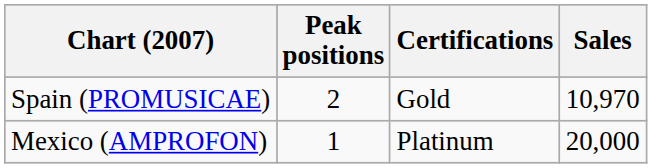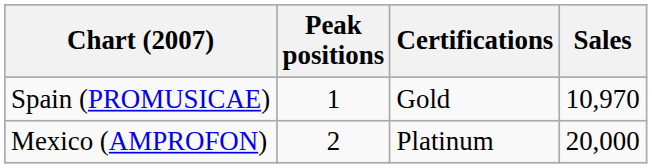(333, 98) 2 -> (333, 98) 1
(333, 141) 1 -> (333, 141) 2
